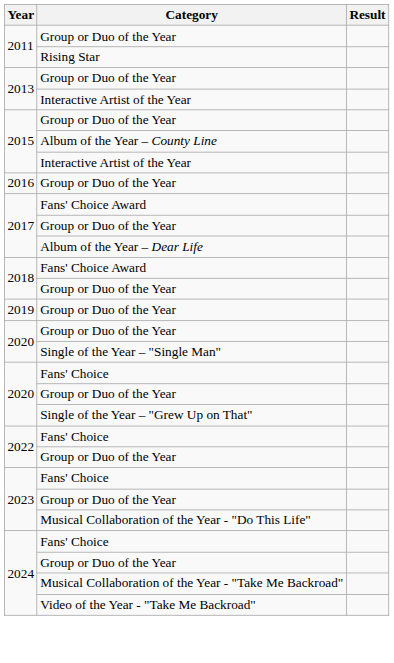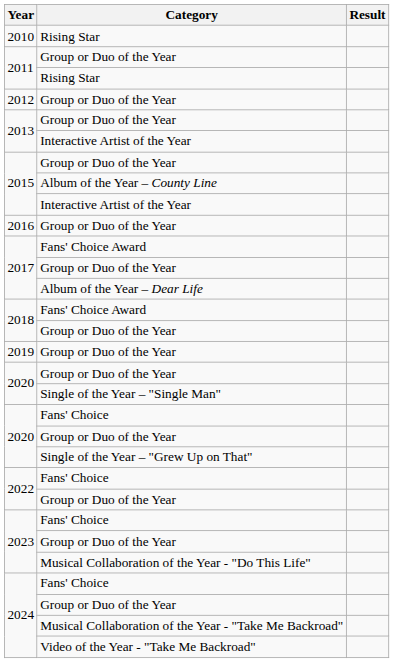+ row: (21, 36)
+ row: (21, 99)
